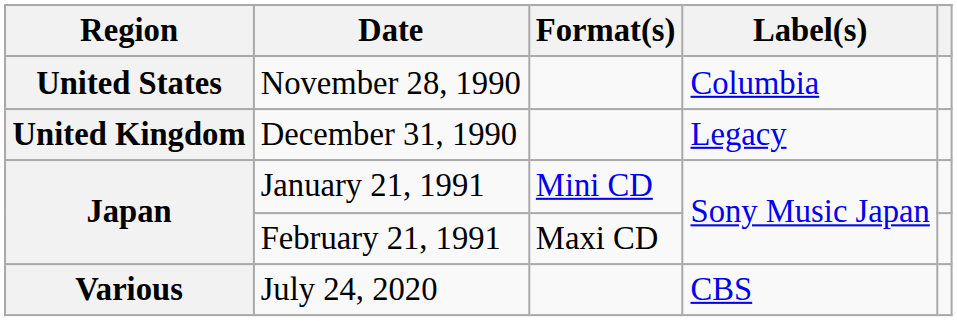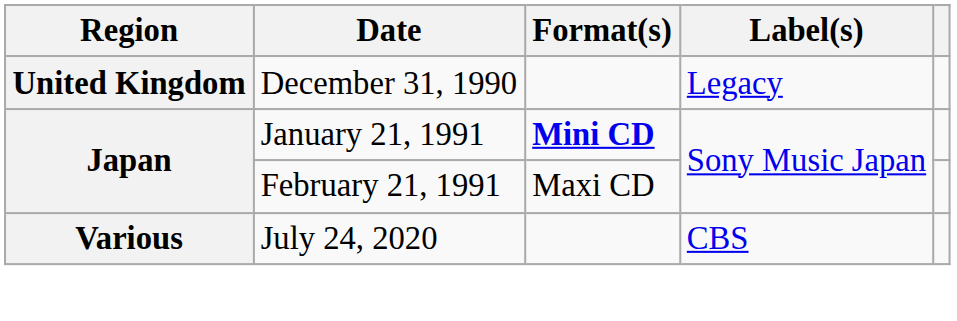- row: (391, 82)
(594, 185) normal -> (593, 133) bold
